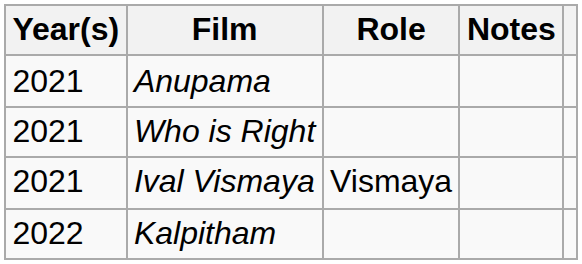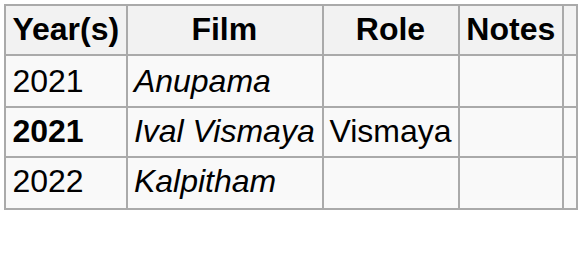- row: (225, 131)
(48, 182) normal -> (48, 131) bold
